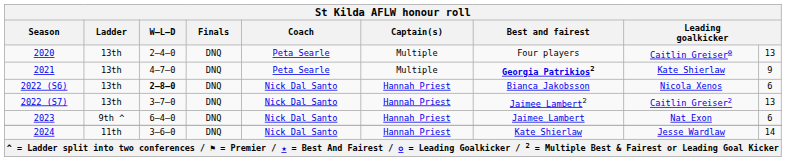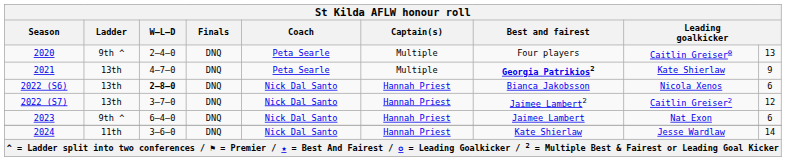(111, 53) 13th -> (111, 53) 9th ^
(770, 102) 13 -> (770, 102) 12
